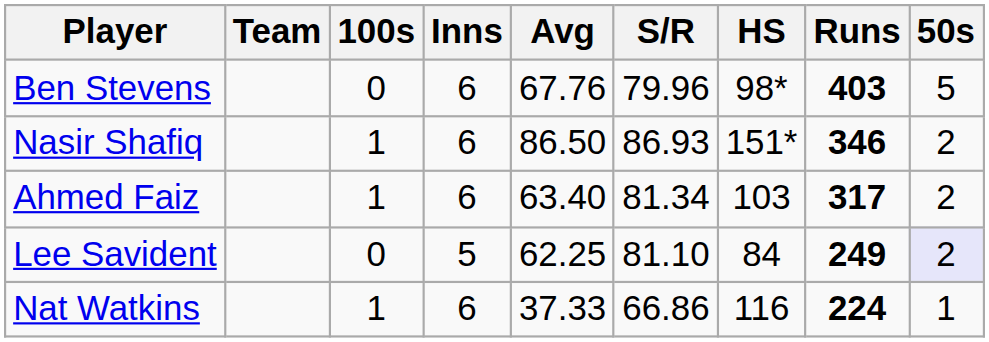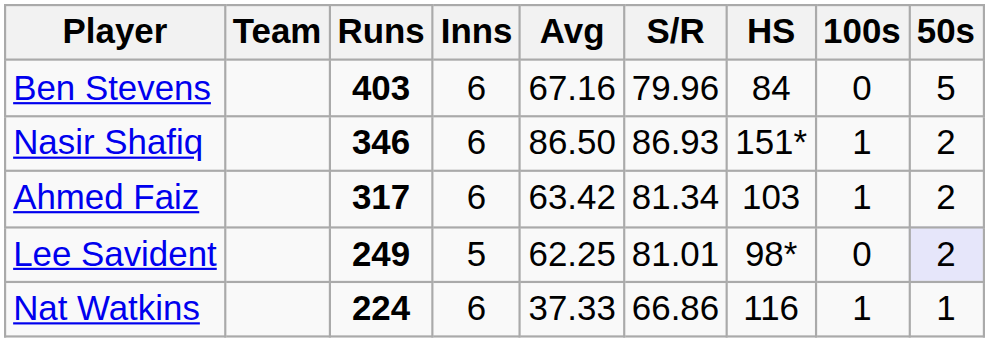columns swapped: (857, 32) <-> (376, 32)
(563, 87) 67.76 -> (572, 87) 67.16
(762, 87) 98* -> (771, 87) 84
(563, 198) 63.40 -> (572, 198) 63.42
(666, 253) 81.10 -> (676, 253) 81.01
(762, 253) 84 -> (771, 253) 98*
